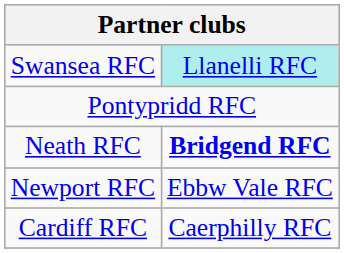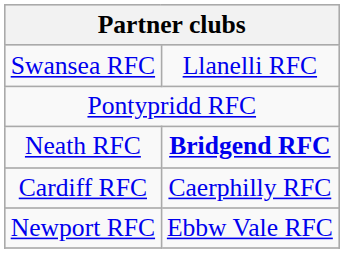(250, 65) paleturquoise background -> (250, 65) no background
rows swapped: (83, 227) <-> (83, 187)
